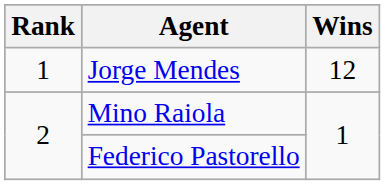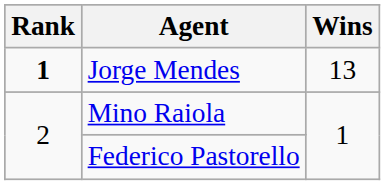(43, 69) normal -> (43, 69) bold
(342, 69) 12 -> (342, 69) 13
